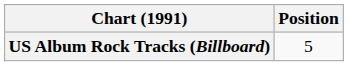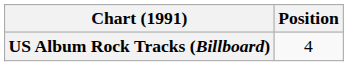(308, 46) 5 -> (308, 46) 4
